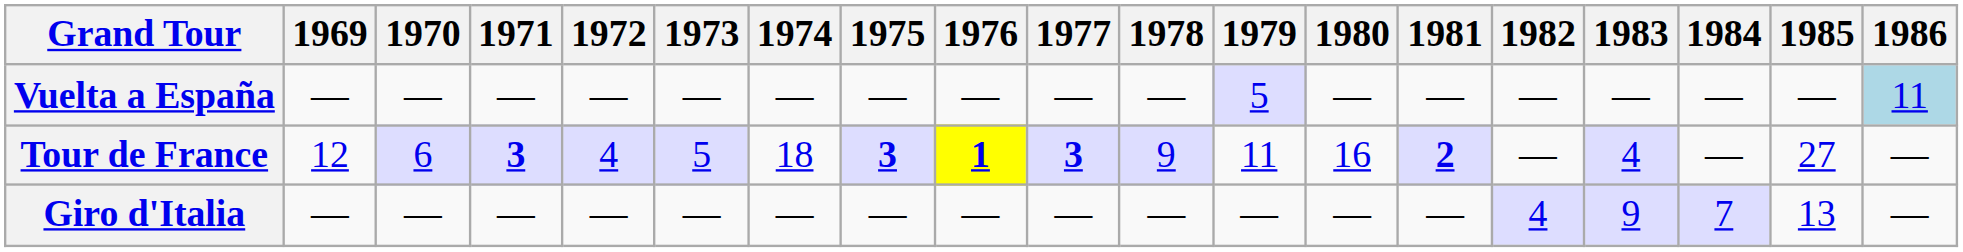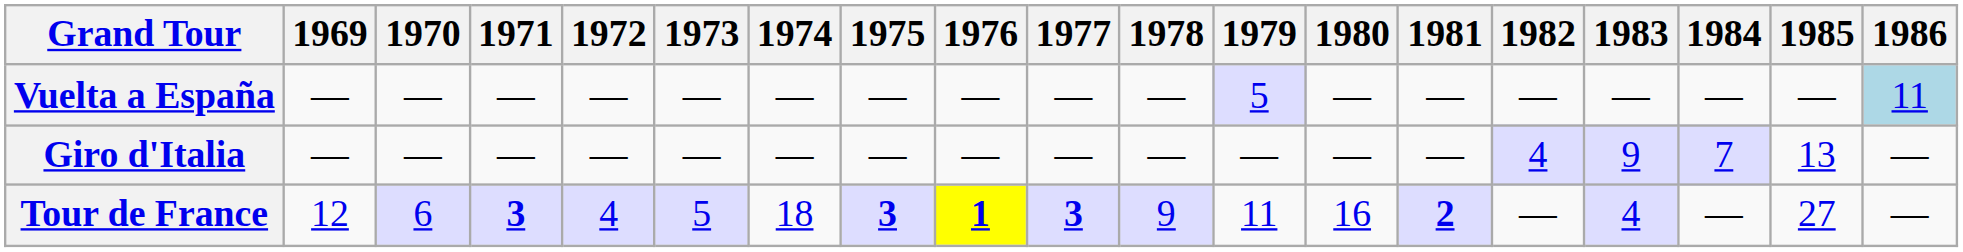rows swapped: (144, 214) <-> (144, 154)
